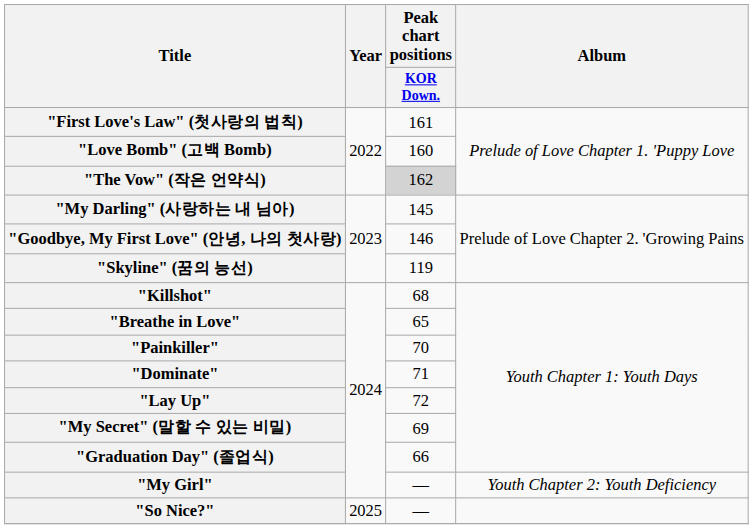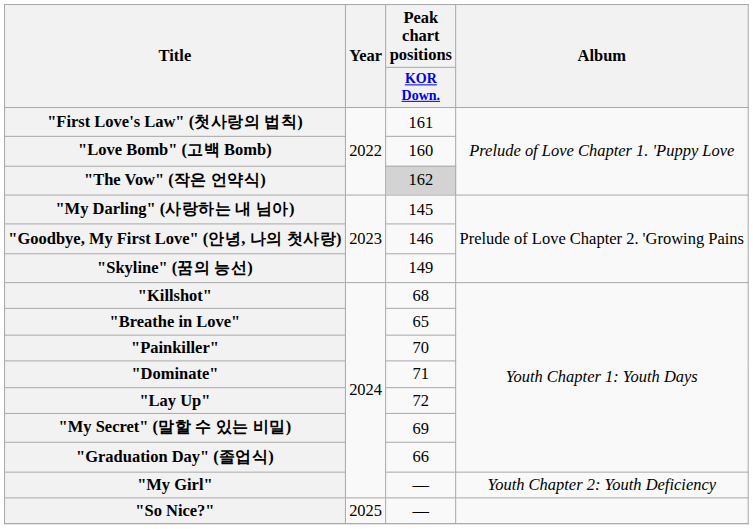(421, 268) 119 -> (421, 268) 149
